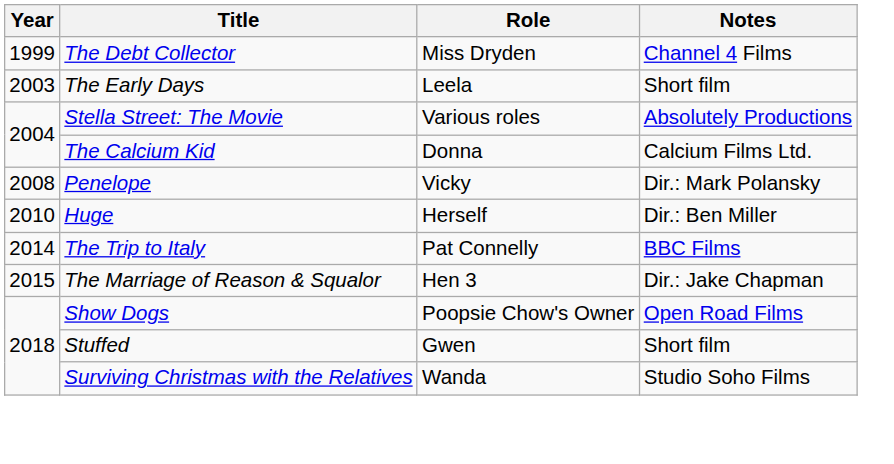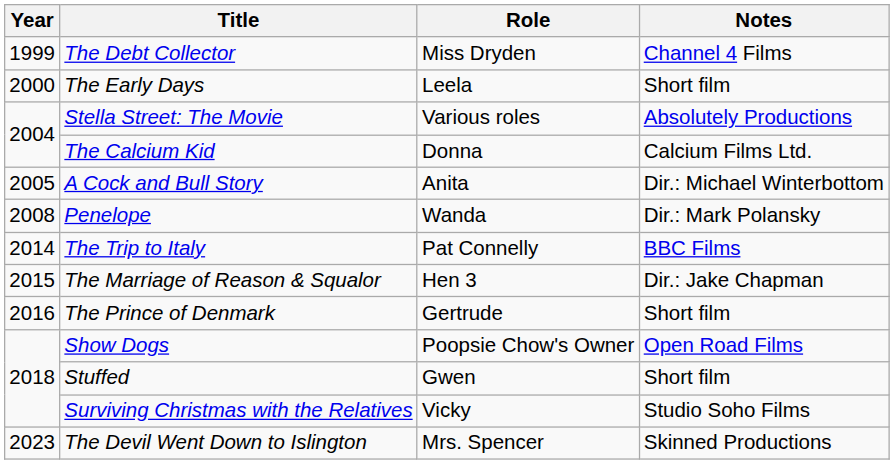(32, 85) 2003 -> (32, 85) 2000
+ row: (164, 183)
(446, 183) Vicky -> (454, 215) Wanda
- row: (89, 215)
+ row: (170, 313)
(454, 378) Wanda -> (446, 410) Vicky
+ row: (216, 442)
